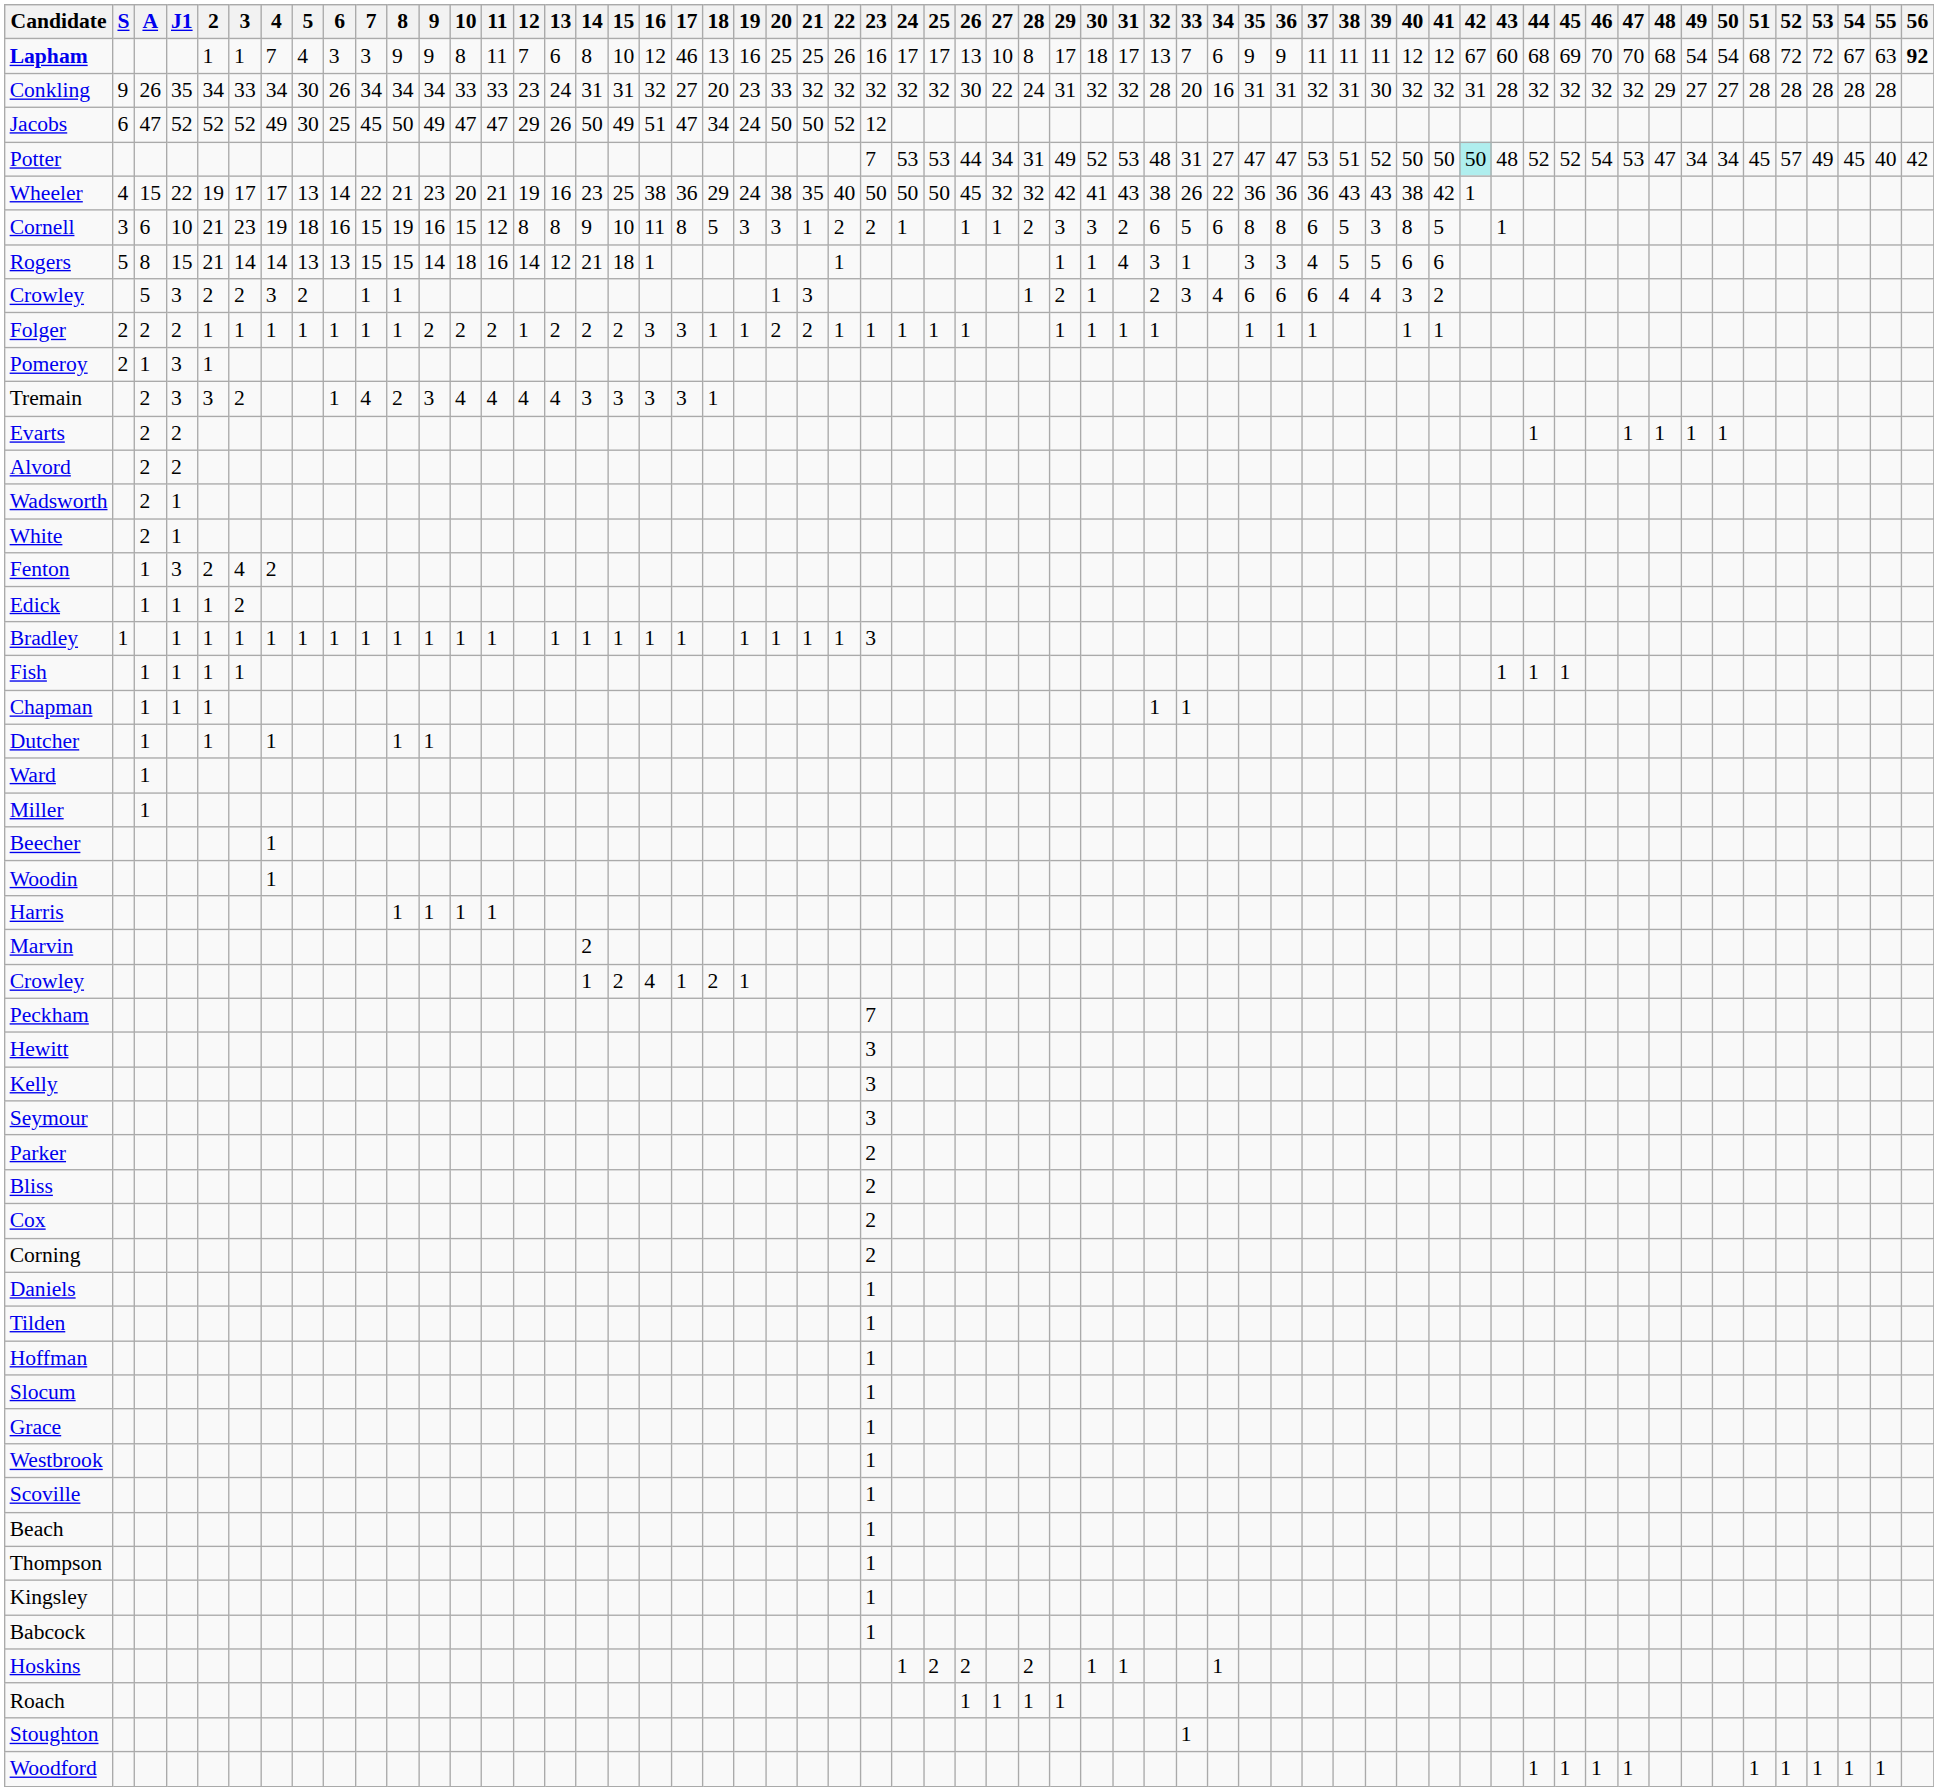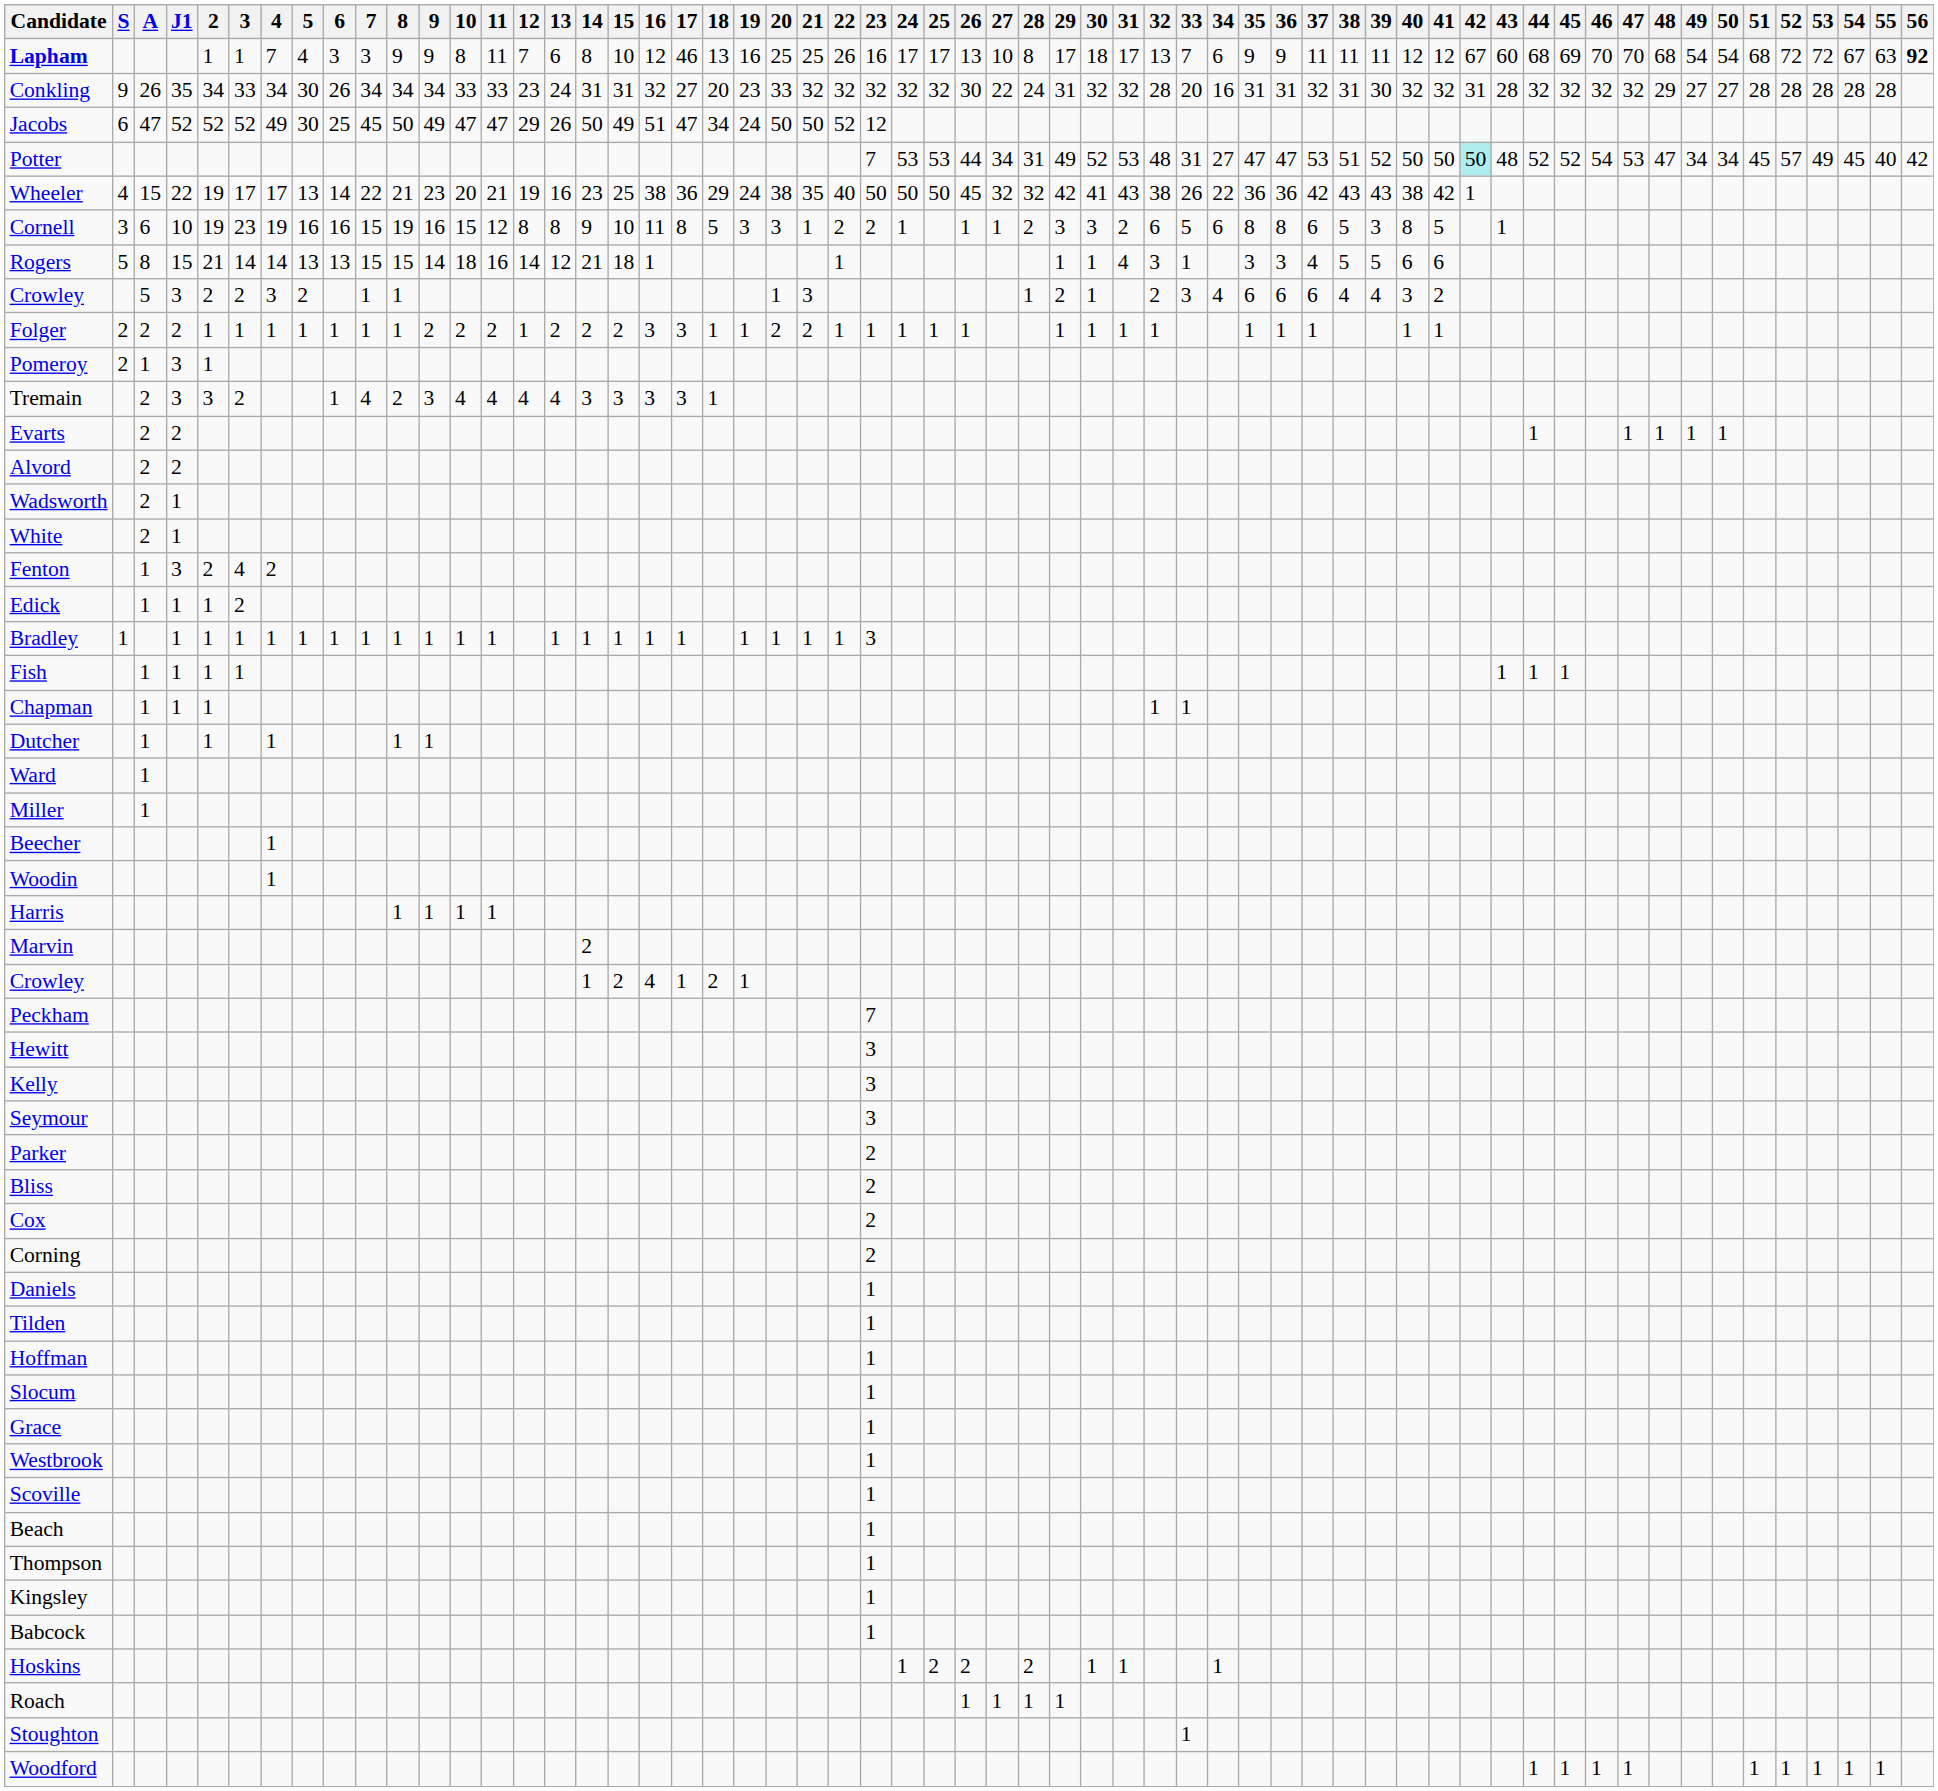(1318, 192) 36 -> (1318, 192) 42
(213, 227) 21 -> (213, 227) 19
(308, 227) 18 -> (308, 227) 16
